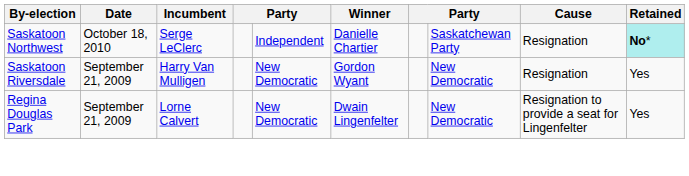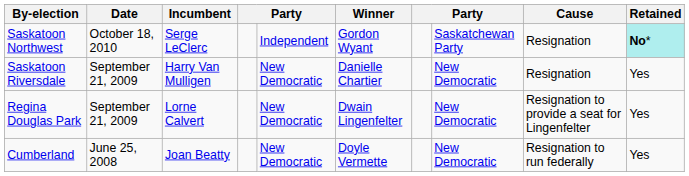(356, 40) Danielle Chartier -> (358, 40) Gordon Wyant
(354, 74) Gordon Wyant -> (360, 74) Danielle Chartier
+ row: (41, 154)
